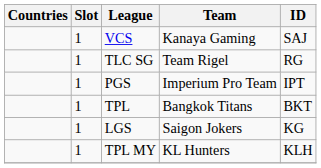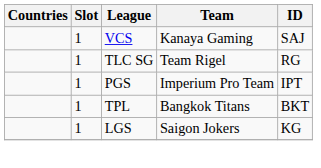- row: (130, 151)
